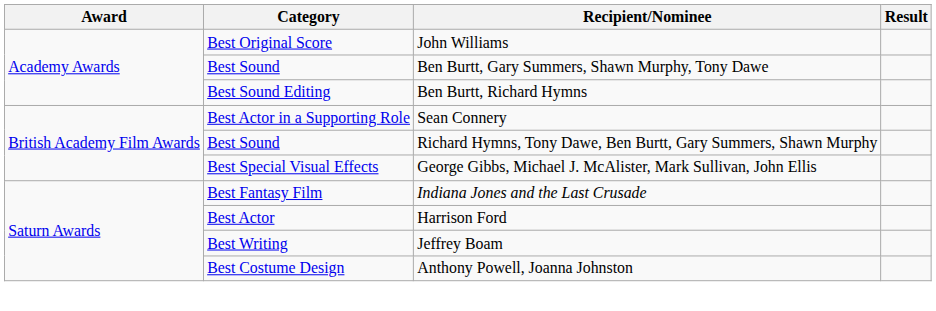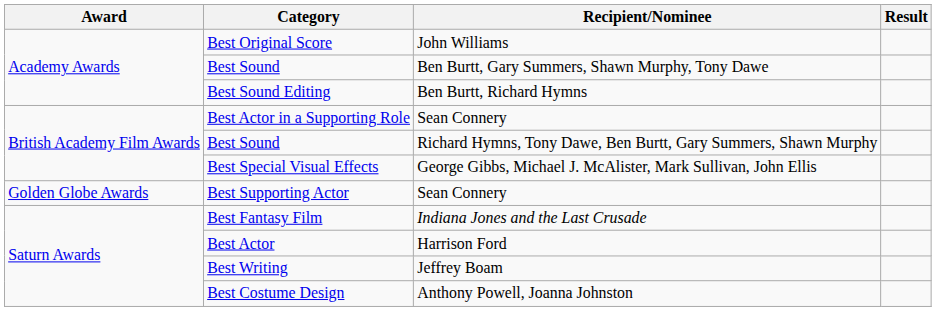+ row: (278, 192)
